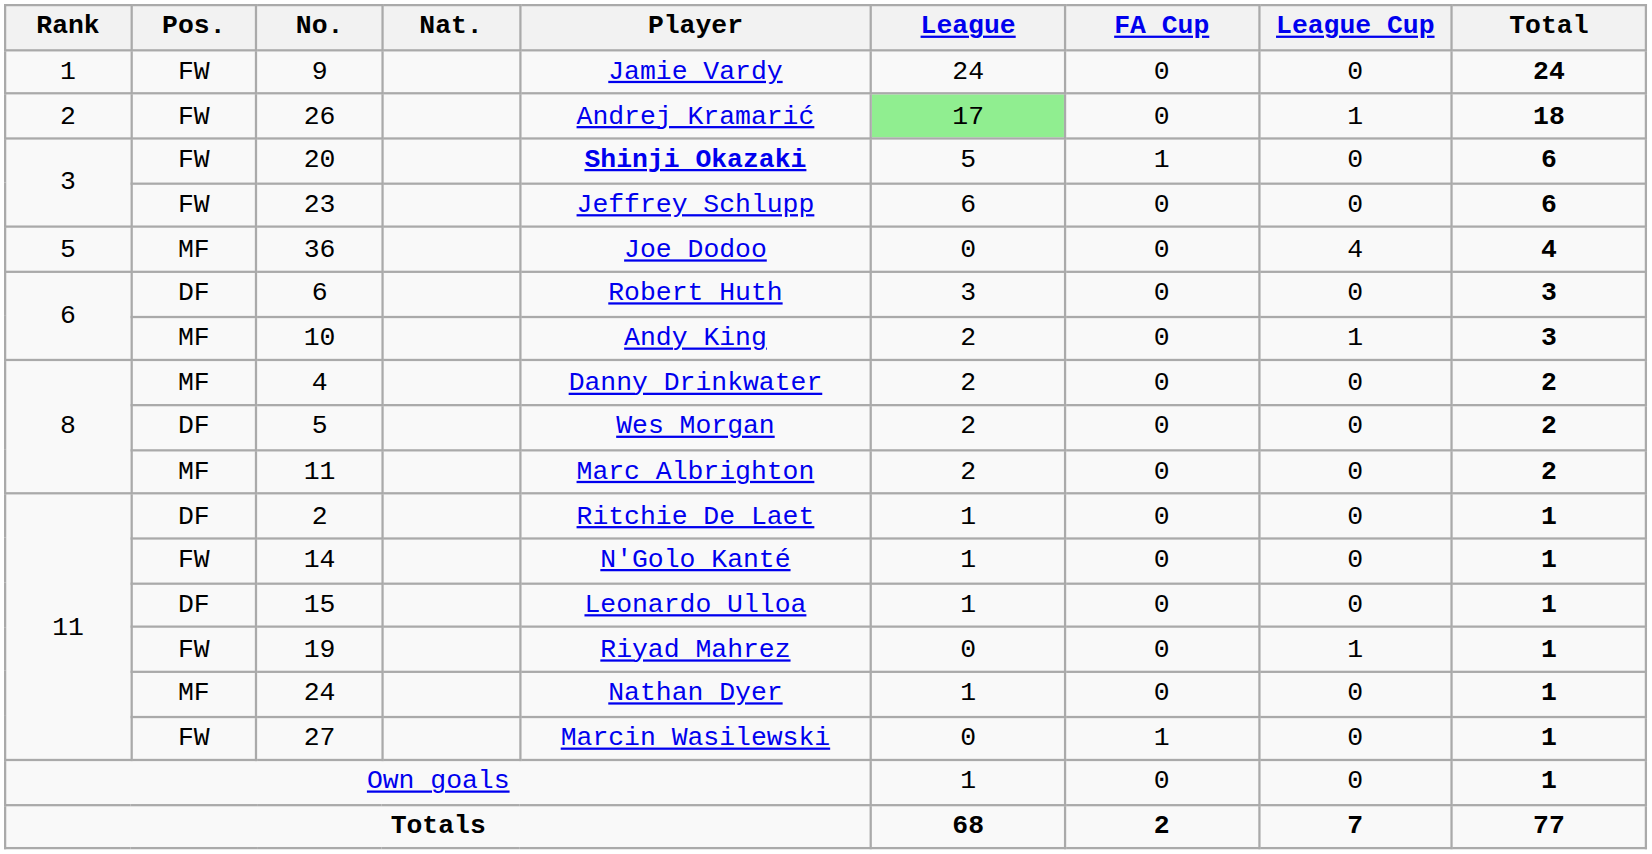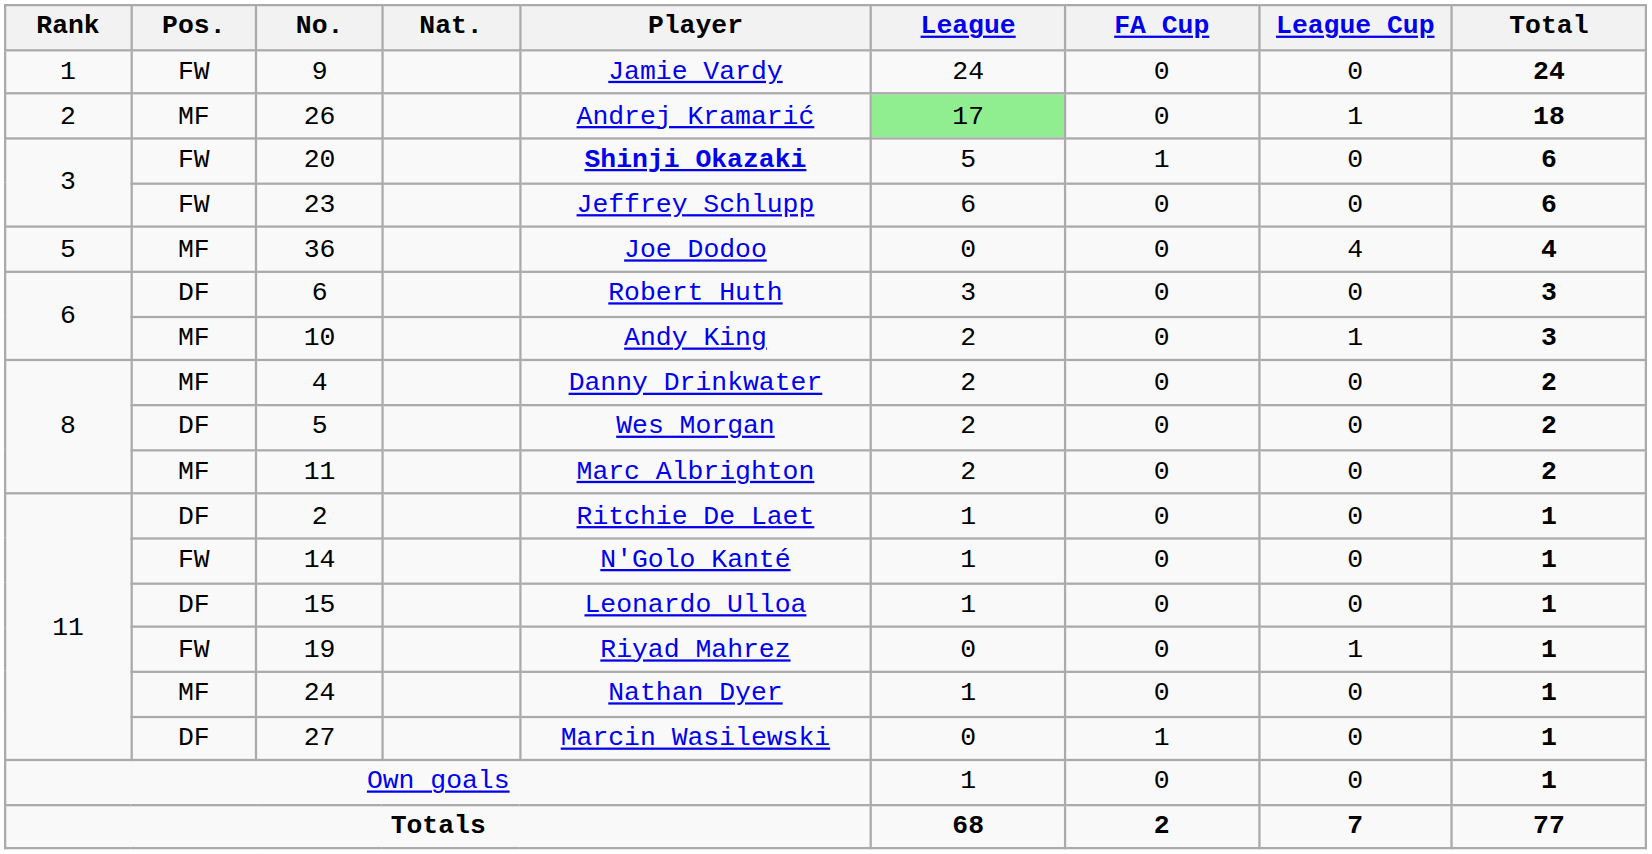(194, 116) FW -> (194, 116) MF
(194, 738) FW -> (194, 738) DF
